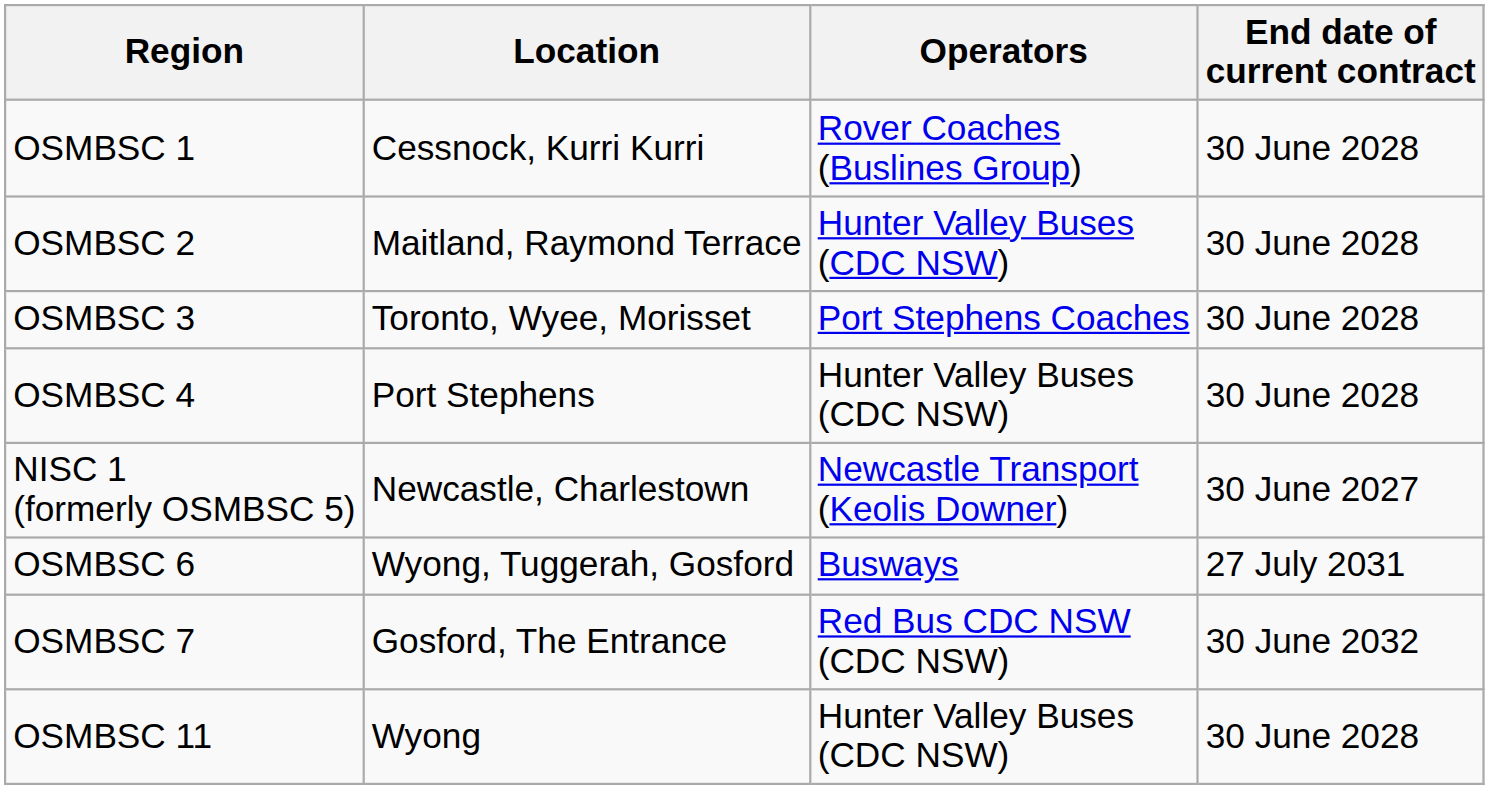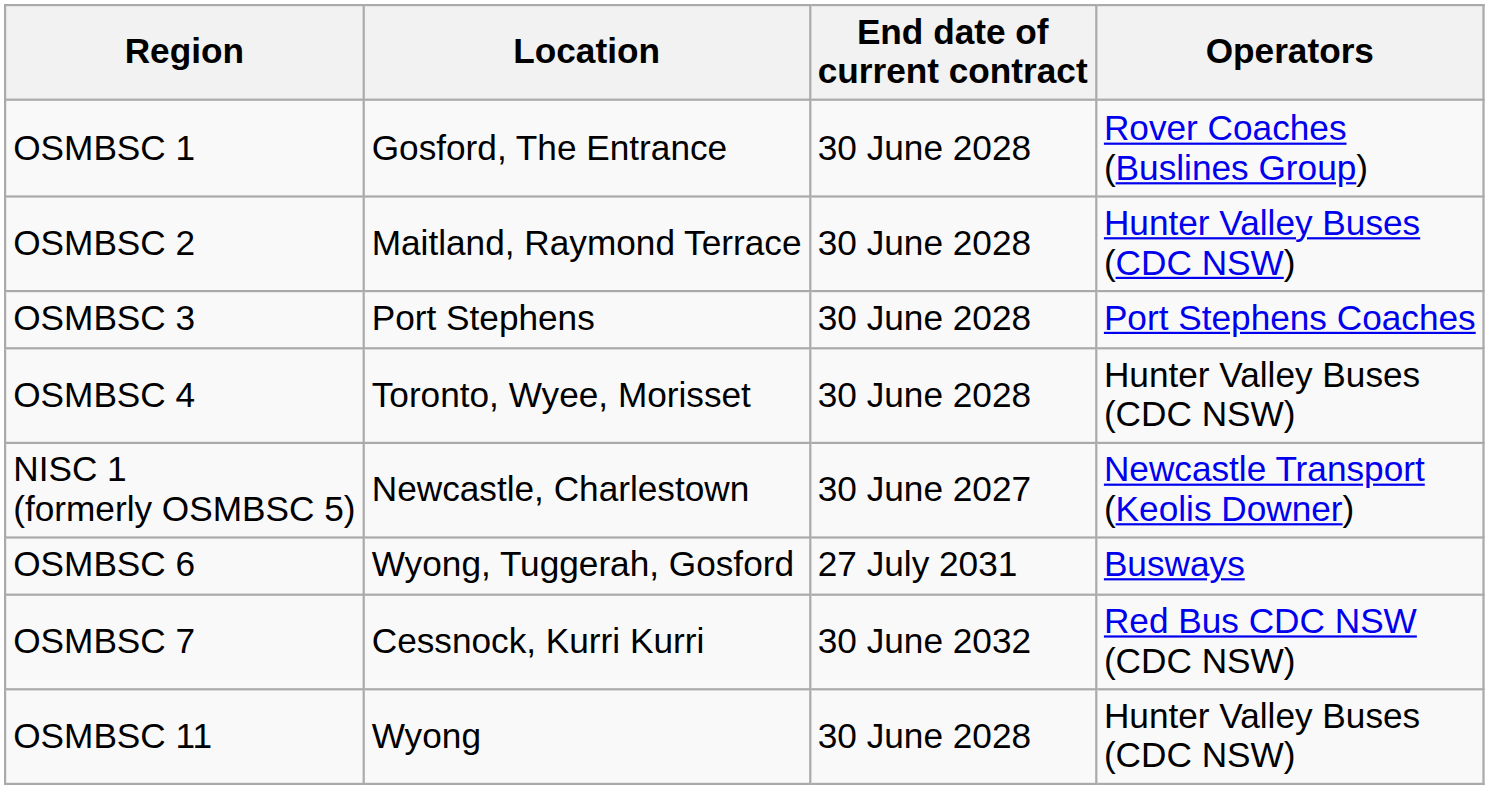columns swapped: (1004, 52) <-> (1341, 52)
(538, 147) Cessnock, Kurri Kurri -> (549, 147) Gosford, The Entrance
(561, 318) Toronto, Wyee, Morisset -> (483, 318) Port Stephens
(483, 394) Port Stephens -> (561, 394) Toronto, Wyee, Morisset
(549, 640) Gosford, The Entrance -> (538, 640) Cessnock, Kurri Kurri
